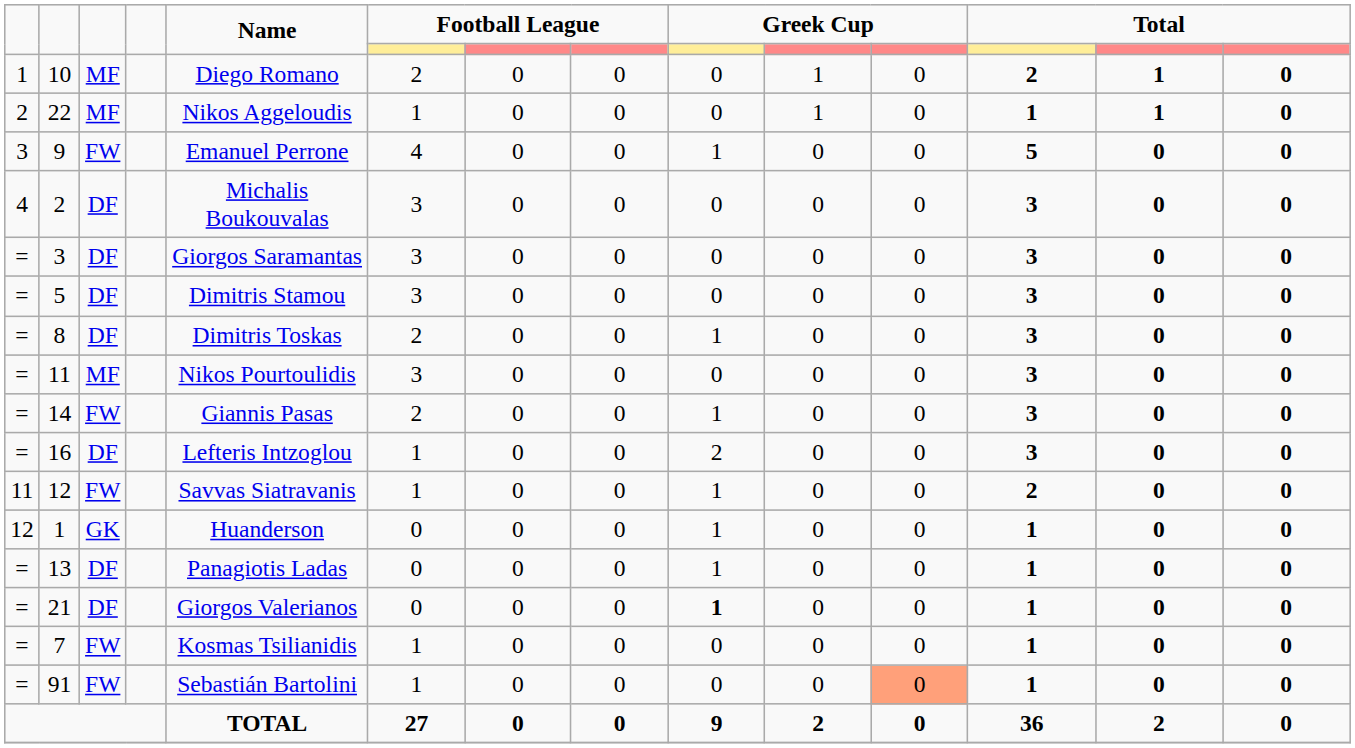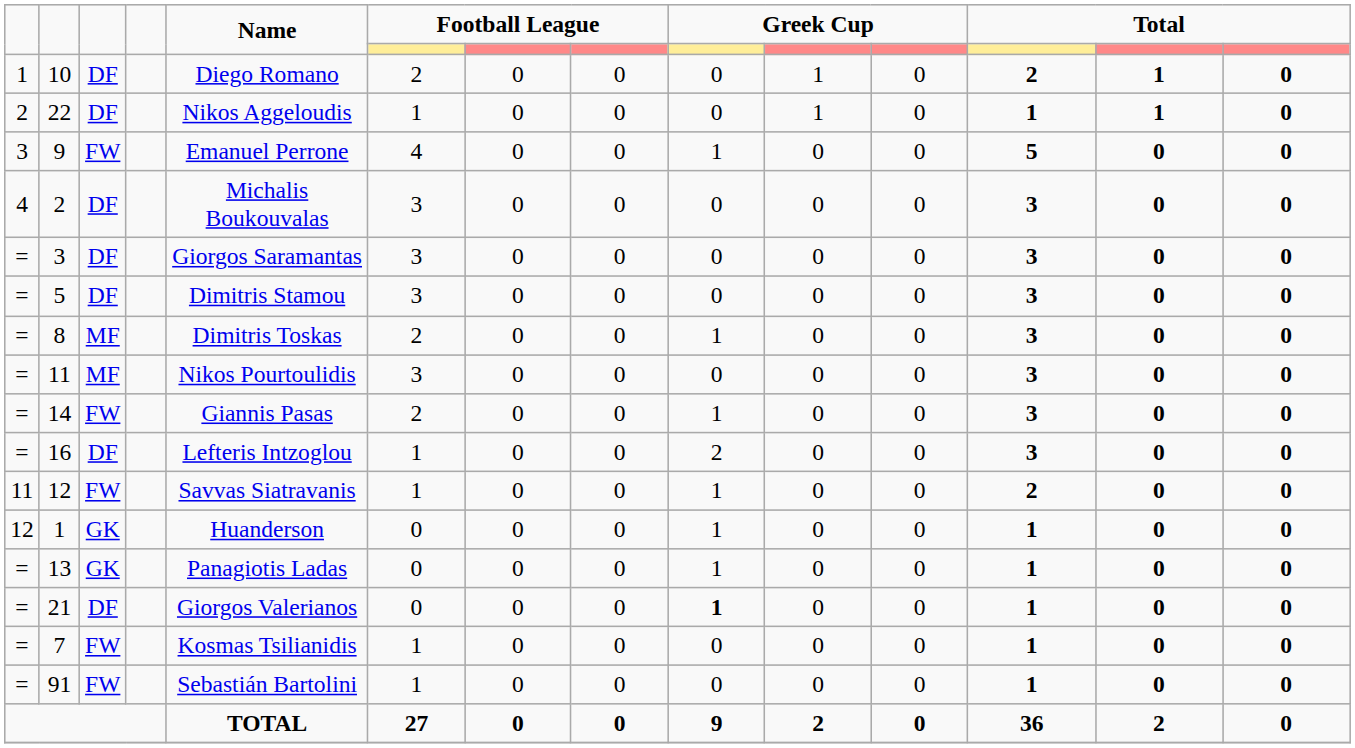(103, 73) MF -> (103, 73) DF
(103, 112) MF -> (103, 112) DF
(103, 334) DF -> (103, 334) MF
(103, 567) DF -> (103, 567) GK
(920, 684) lightsalmon background -> (920, 684) no background
